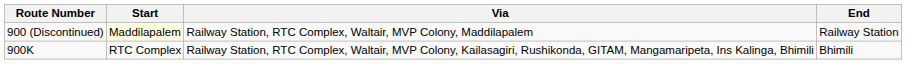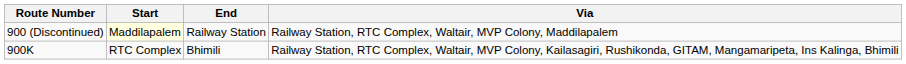columns swapped: (859, 13) <-> (500, 13)
